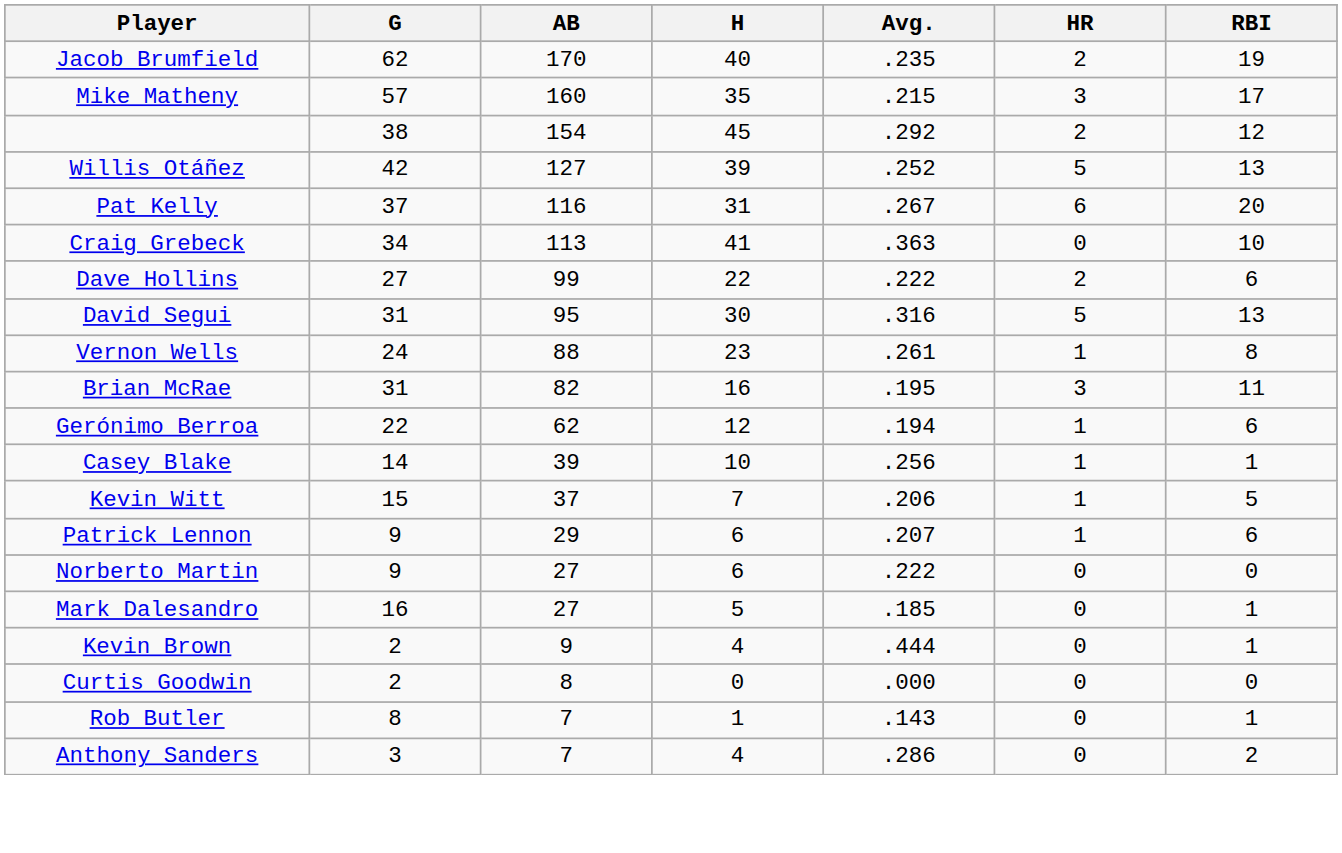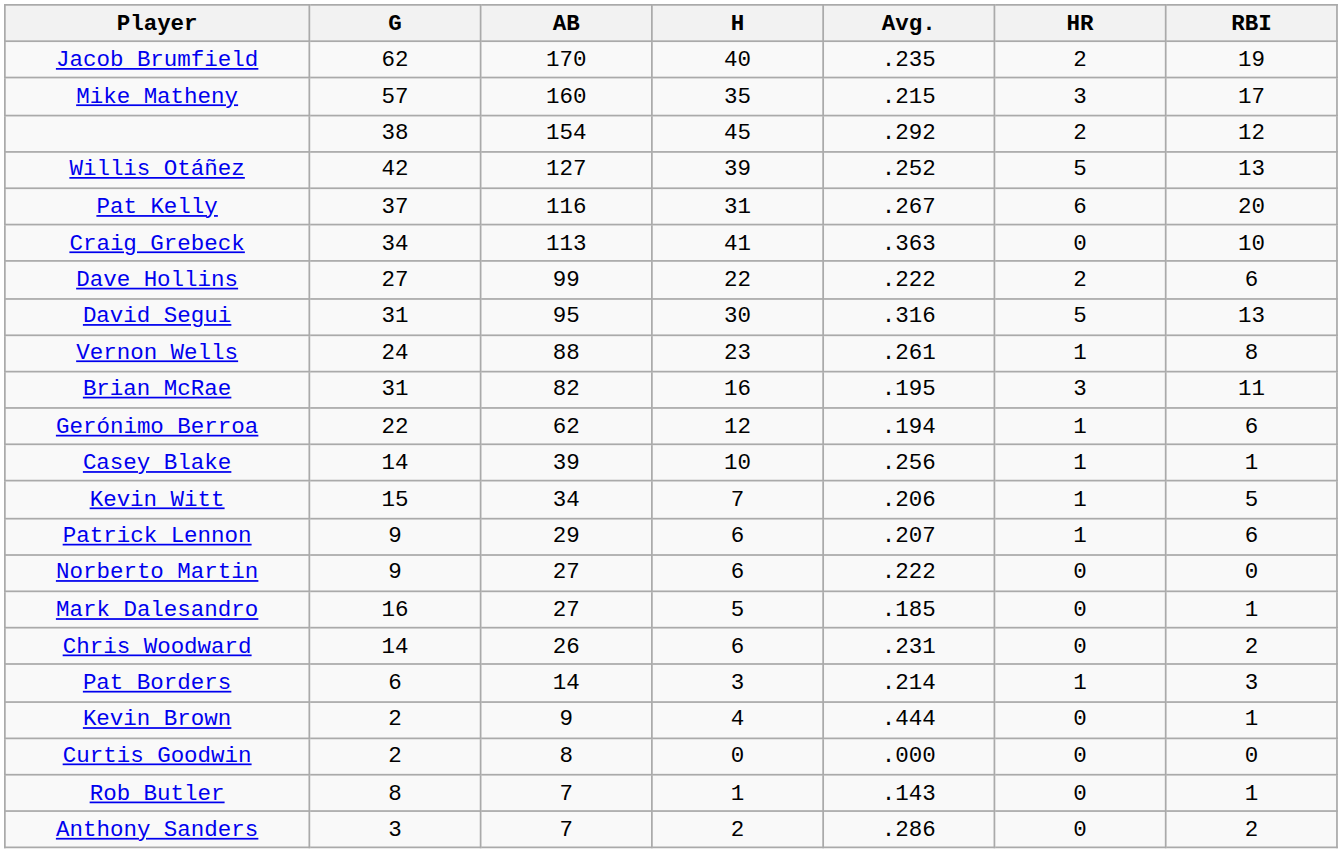(566, 500) 37 -> (566, 500) 34
+ row: (157, 646)
+ row: (157, 683)
(738, 756) 4 -> (738, 830) 2
